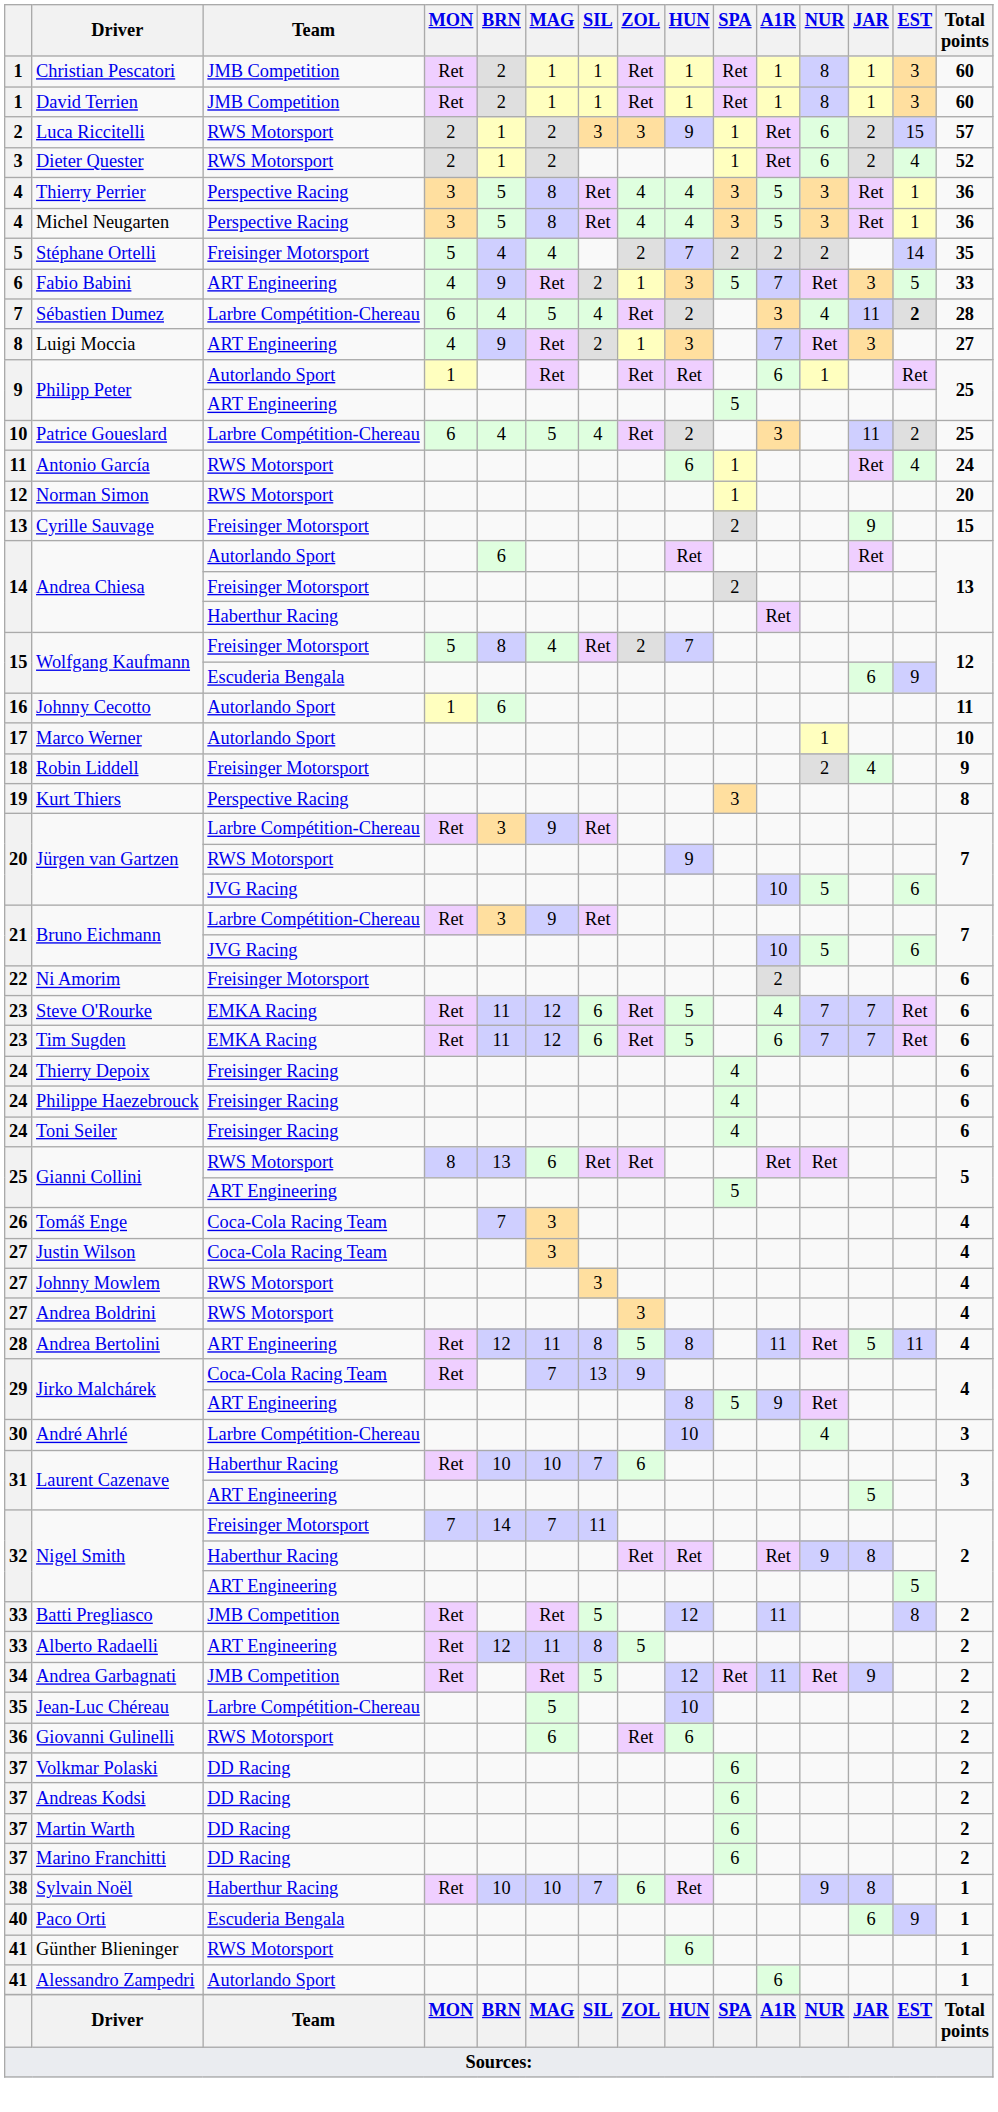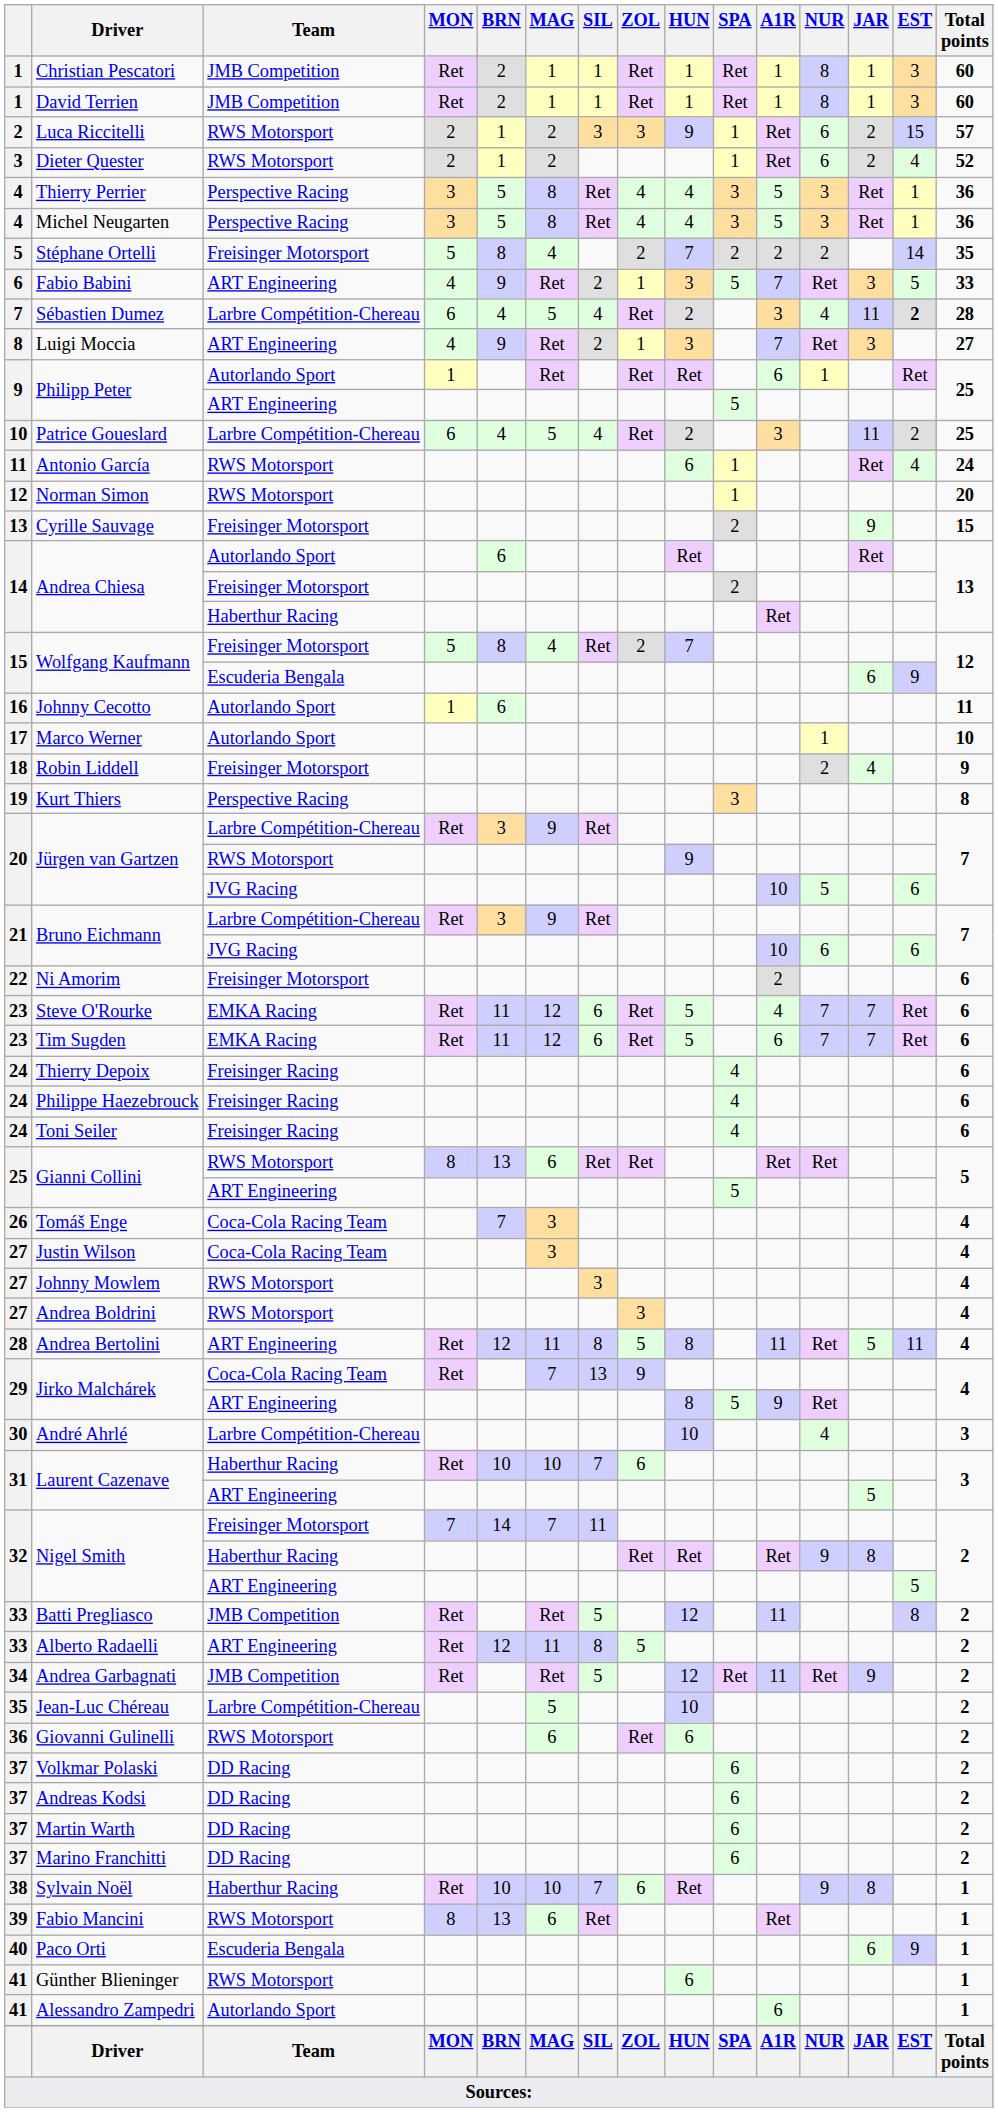(501, 252) 4 -> (501, 252) 8
(825, 949) 5 -> (825, 949) 6
+ row: (90, 1918)
